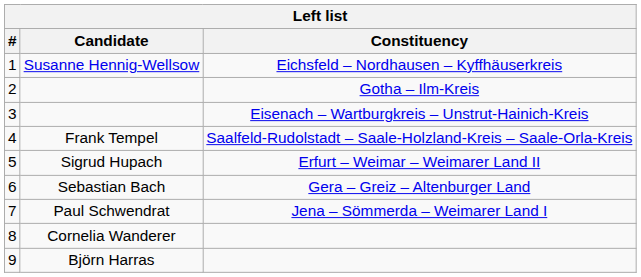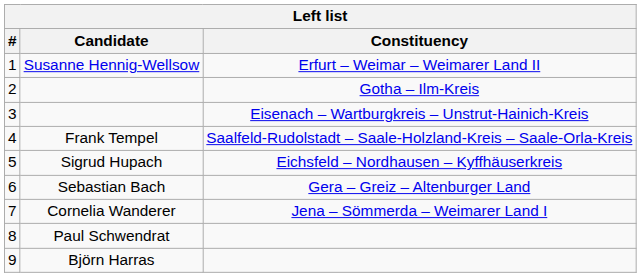(419, 65) Eichsfeld – Nordhausen – Kyffhäuserkreis -> (419, 65) Erfurt – Weimar – Weimarer Land II
(419, 162) Erfurt – Weimar – Weimarer Land II -> (419, 162) Eichsfeld – Nordhausen – Kyffhäuserkreis
(111, 211) Paul Schwendrat -> (111, 211) Cornelia Wanderer
(111, 235) Cornelia Wanderer -> (111, 235) Paul Schwendrat
